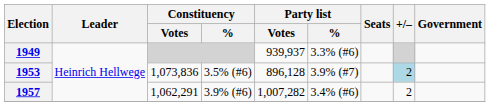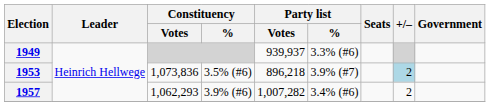(286, 71) 896,128 -> (286, 71) 896,218
(175, 91) 1,062,291 -> (175, 91) 1,062,293
